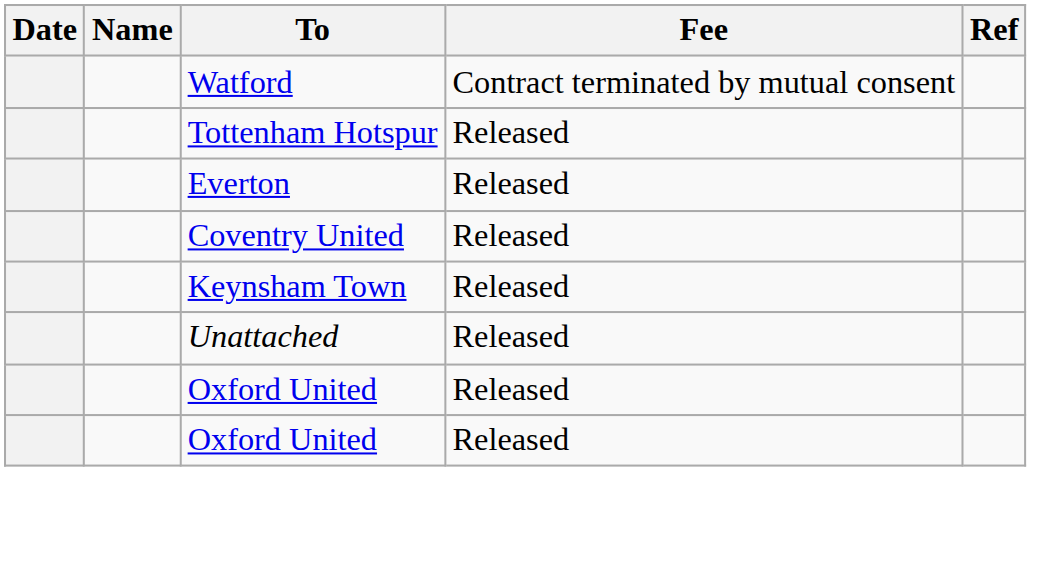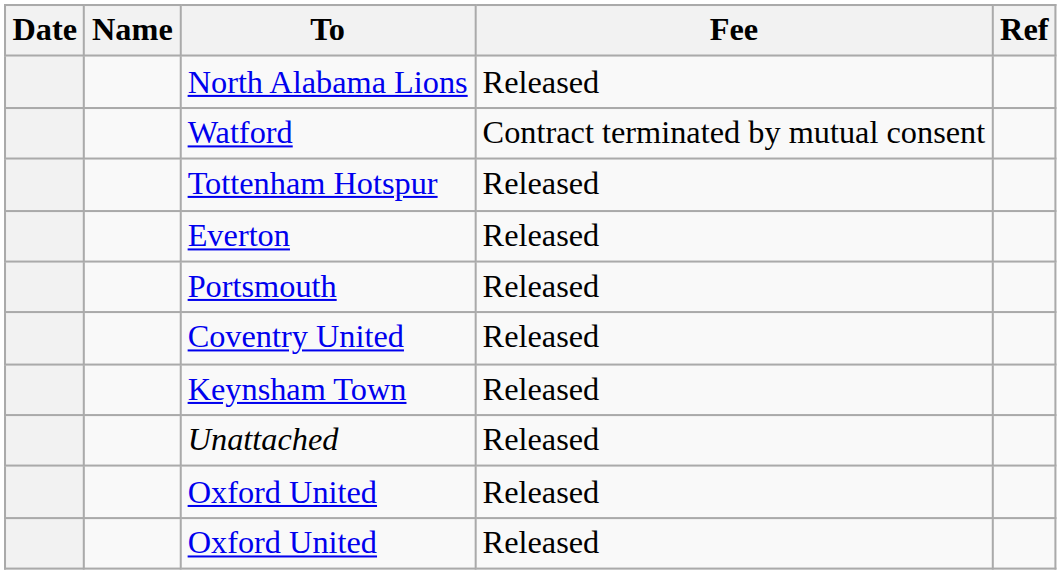+ row: (328, 81)
+ row: (262, 286)
